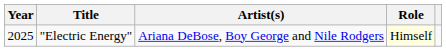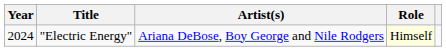(21, 35) 2025 -> (21, 35) 2024
